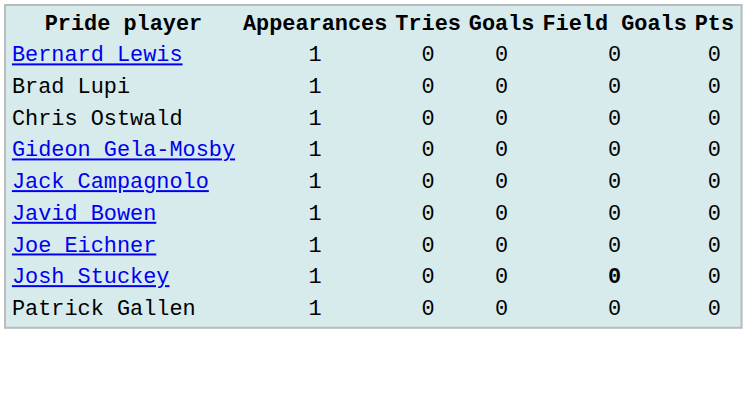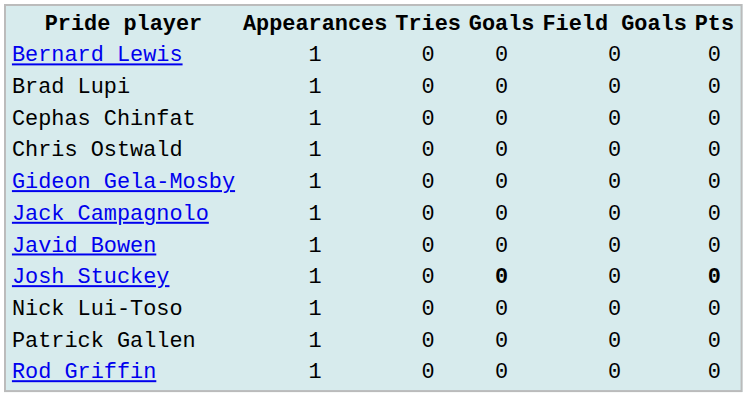+ row: (104, 119)
- row: (84, 246)
(502, 277) normal -> (502, 277) bold
(615, 277) bold -> (615, 277) normal
(714, 277) normal -> (714, 277) bold
+ row: (97, 309)
+ row: (84, 372)
